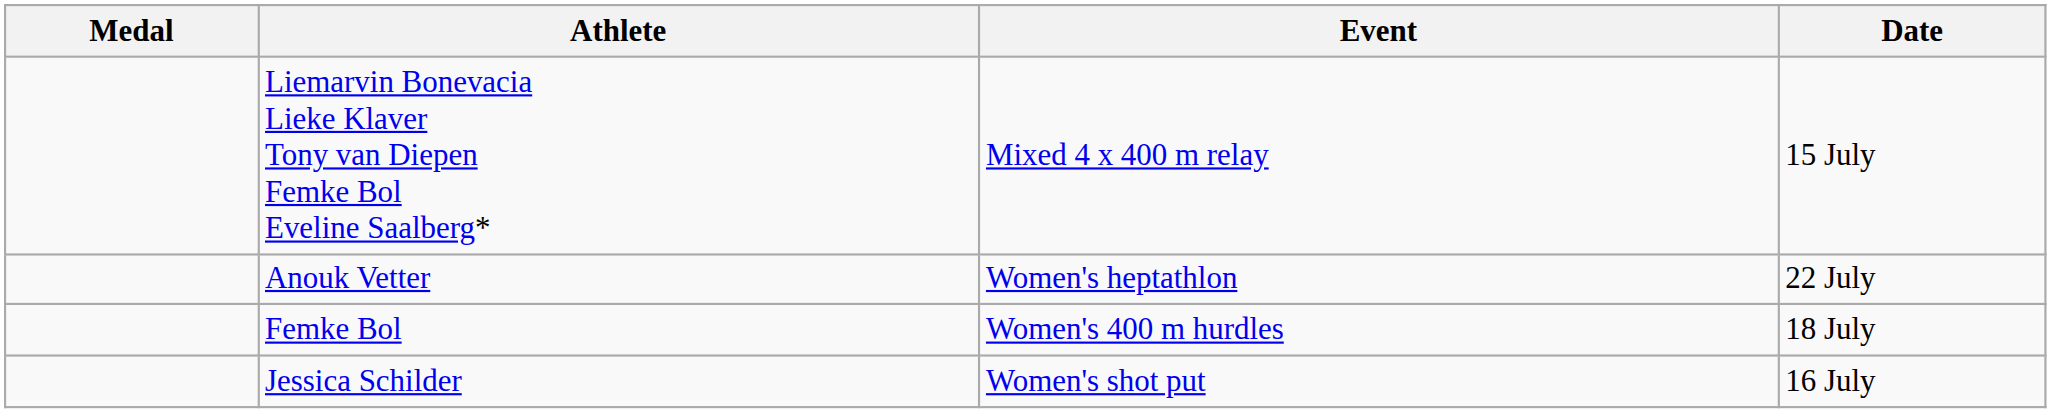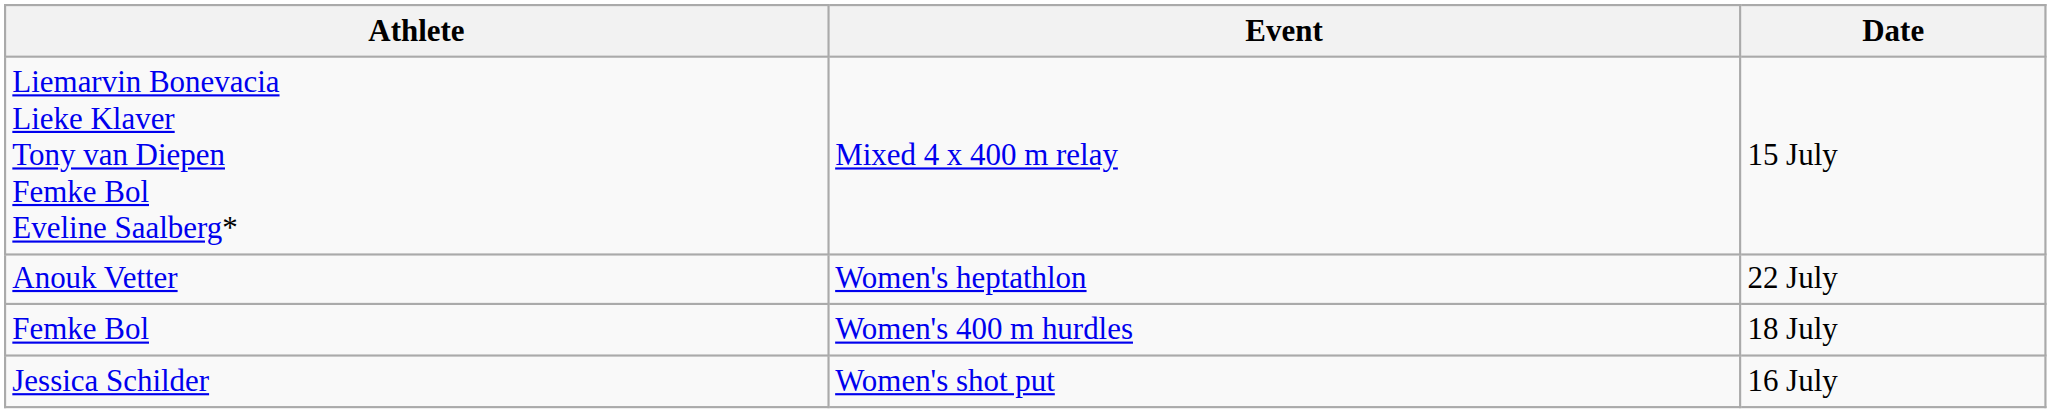- column: (131, 30)
